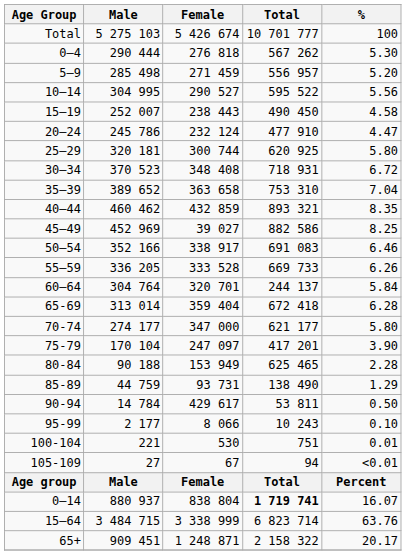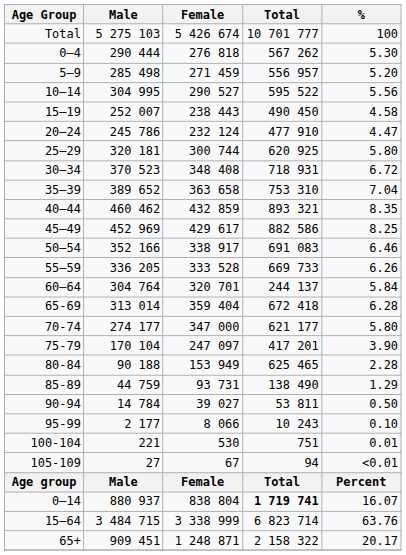(218, 229) 39 027 -> (214, 229) 429 617
(214, 404) 429 617 -> (218, 404) 39 027
